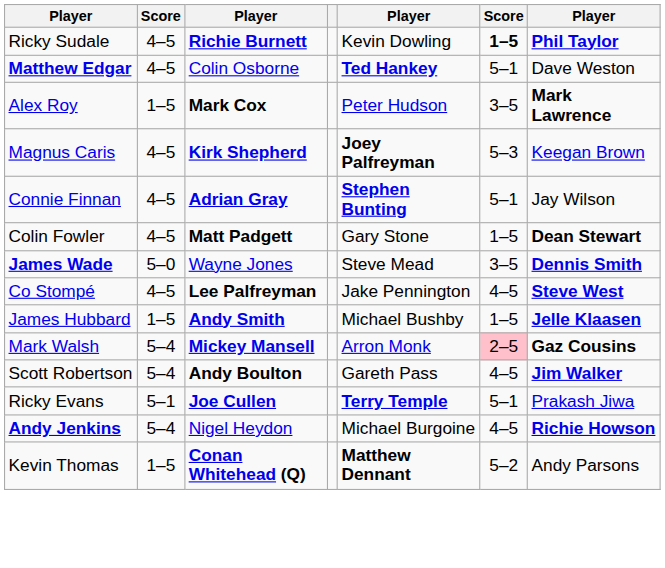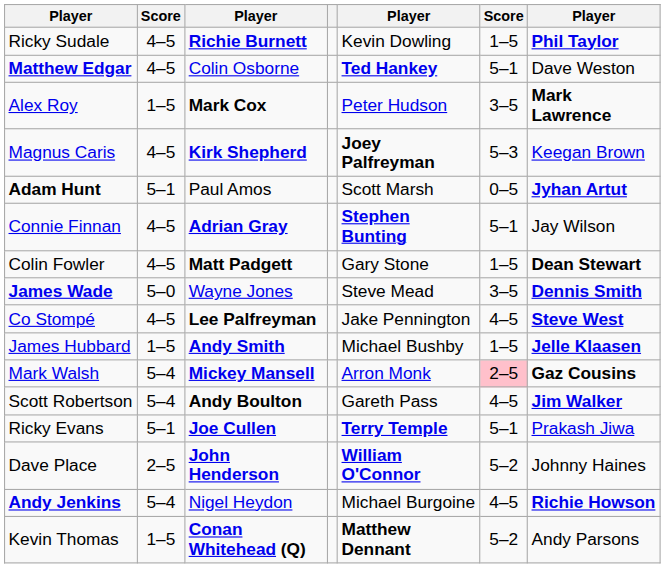(504, 41) bold -> (504, 41) normal
+ row: (55, 189)
+ row: (53, 465)
